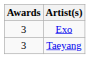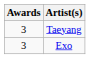rows swapped: (64, 29) <-> (64, 45)
